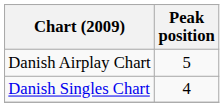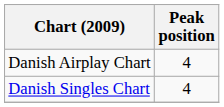(187, 62) 5 -> (187, 62) 4
